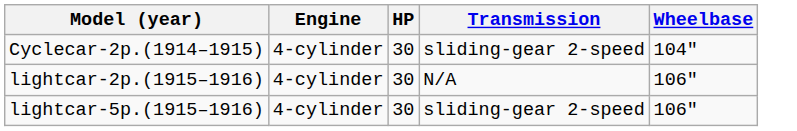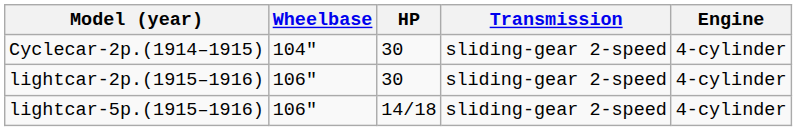columns swapped: (328, 20) <-> (703, 20)
(440, 80) N/A -> (556, 80) sliding-gear 2-speed
(403, 110) 30 -> (409, 110) 14/18
